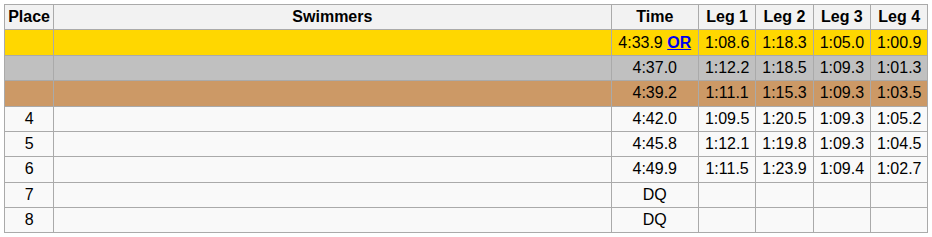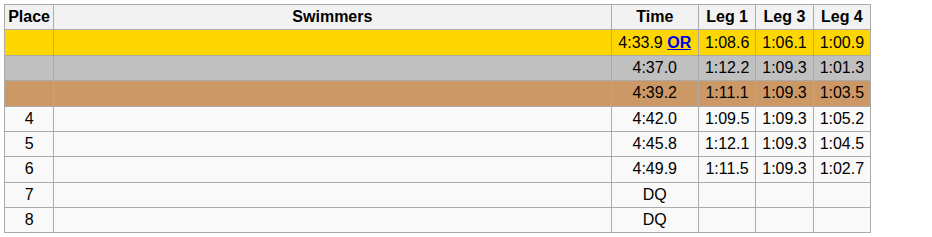- column: (784, 17)
(842, 42) 1:05.0 -> (784, 42) 1:06.1
(842, 169) 1:09.4 -> (784, 169) 1:09.3
